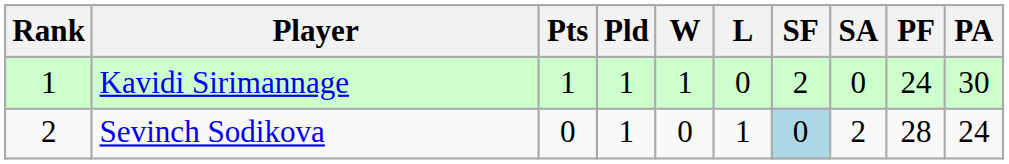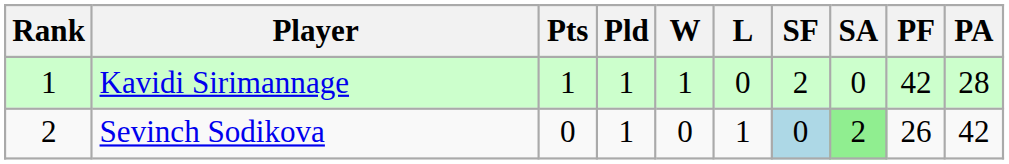(916, 81) 24 -> (916, 81) 42
(974, 81) 30 -> (974, 81) 28
(858, 133) no background -> (858, 133) lightgreen background
(916, 133) 28 -> (916, 133) 26
(974, 133) 24 -> (974, 133) 42
